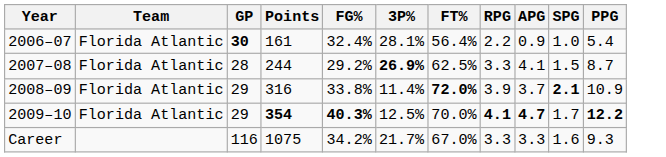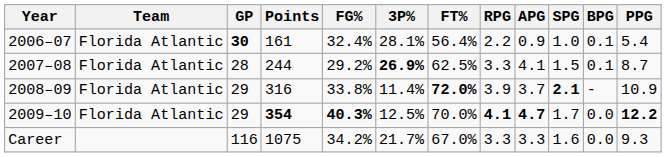+ column: (600, 17)
